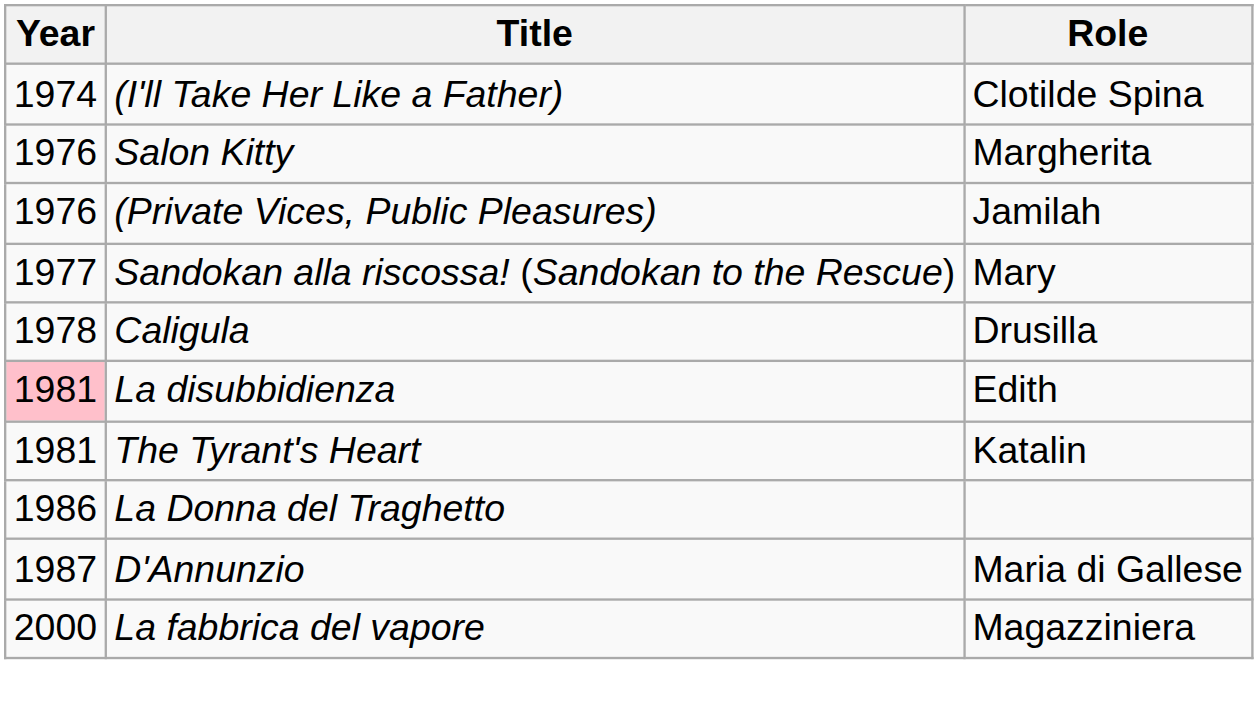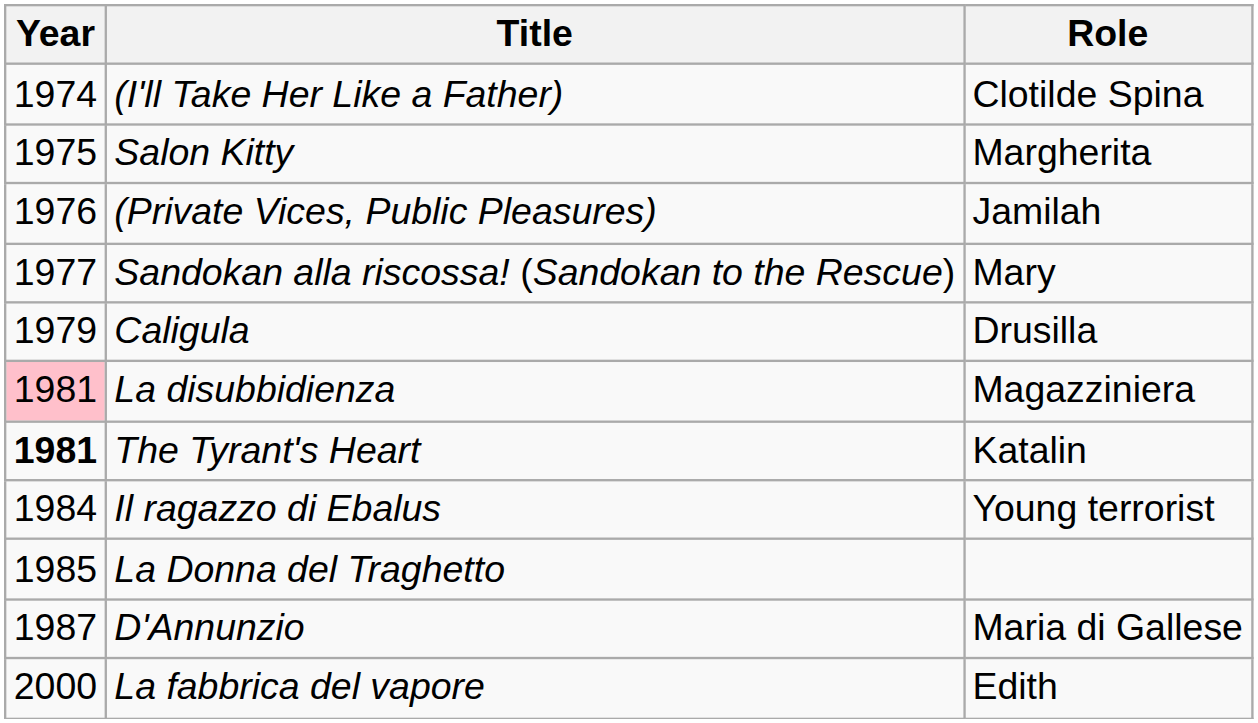(55, 152) 1976 -> (55, 152) 1975
(55, 331) 1978 -> (55, 331) 1979
(1015, 390) Edith -> (1084, 390) Magazziniera
(55, 449) normal -> (55, 449) bold
+ row: (278, 509)
(55, 509) 1986 -> (55, 568) 1985
(1084, 627) Magazziniera -> (1015, 687) Edith
